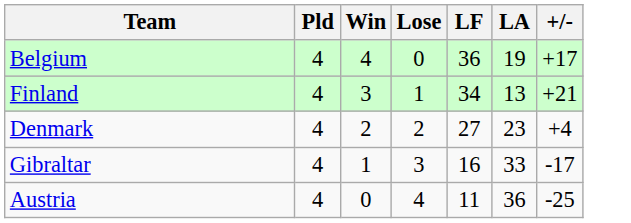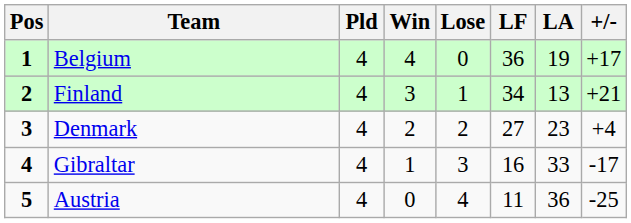+ column: (27, 22)
